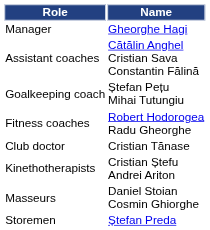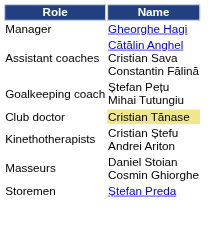- row: (47, 123)
(149, 146) no background -> (149, 117) khaki background
